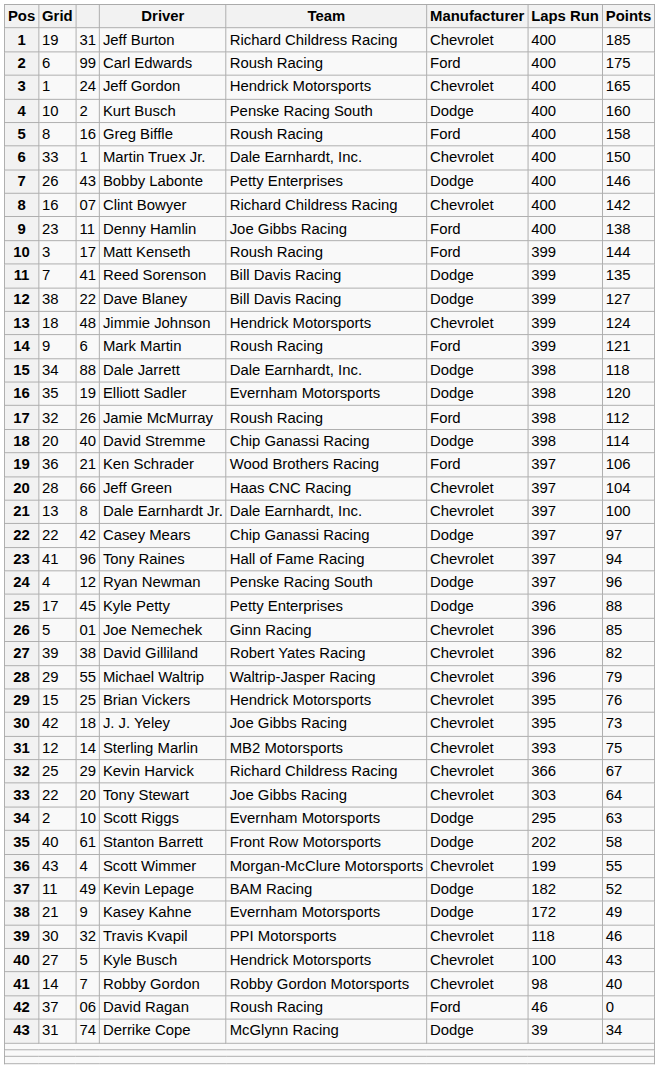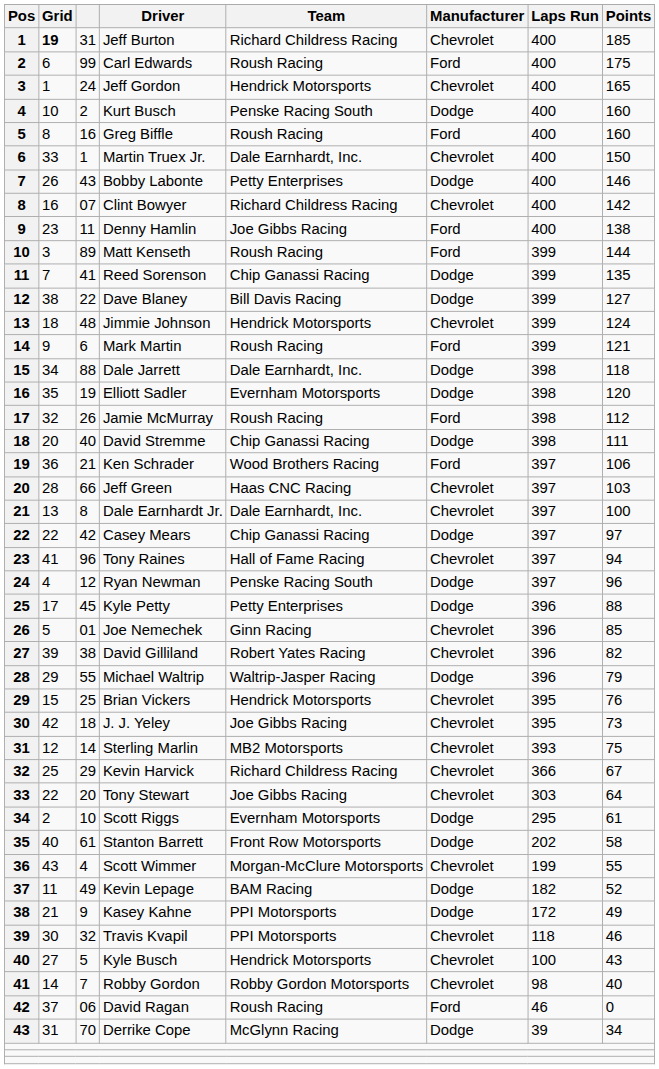(50, 39) normal -> (50, 39) bold
(618, 134) 158 -> (618, 134) 160
(88, 252) 17 -> (88, 252) 89
(286, 275) Bill Davis Racing -> (300, 275) Chip Ganassi Racing
(618, 441) 114 -> (617, 441) 111
(618, 488) 104 -> (618, 488) 103
(462, 677) Chevrolet -> (452, 677) Dodge
(614, 818) 63 -> (614, 818) 61
(305, 913) Evernham Motorsports -> (283, 913) PPI Motorsports
(88, 1031) 74 -> (88, 1031) 70
